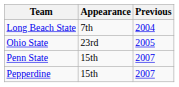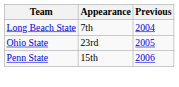(145, 58) 2007 -> (145, 58) 2006
- row: (29, 74)
